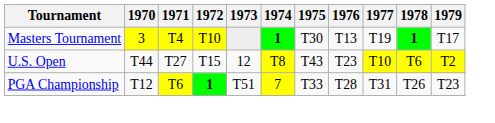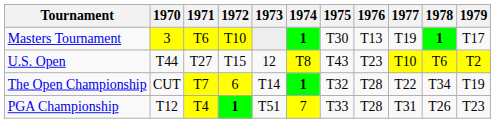(176, 38) T4 -> (201, 38) T6
+ row: (77, 84)
(176, 84) T6 -> (201, 107) T4
